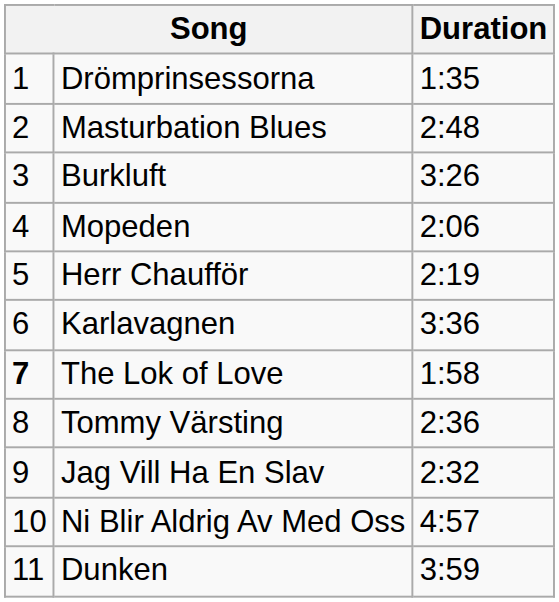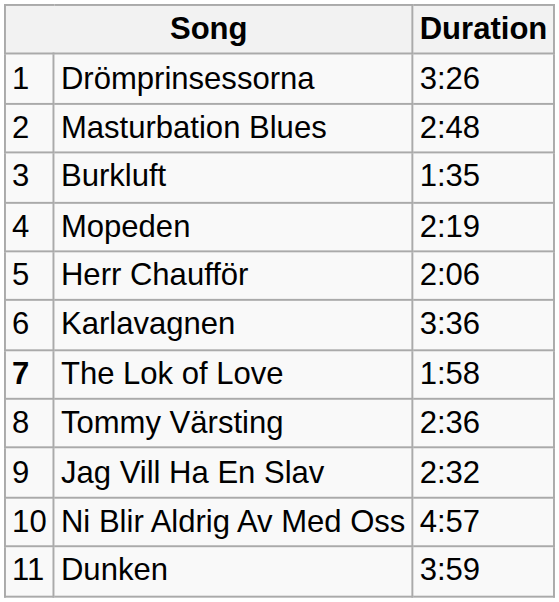(450, 78) 1:35 -> (450, 78) 3:26
(450, 176) 3:26 -> (450, 176) 1:35
(450, 226) 2:06 -> (450, 226) 2:19
(450, 275) 2:19 -> (450, 275) 2:06
